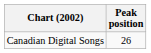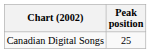(126, 40) 26 -> (126, 40) 25
